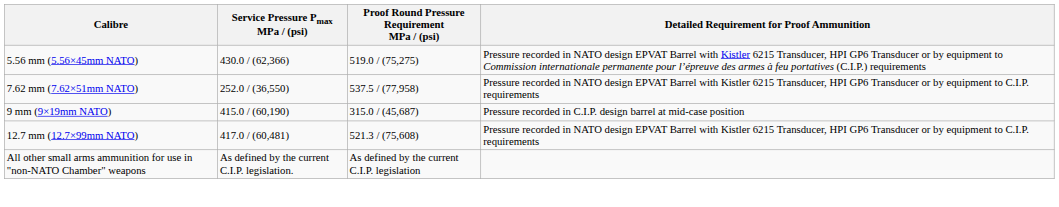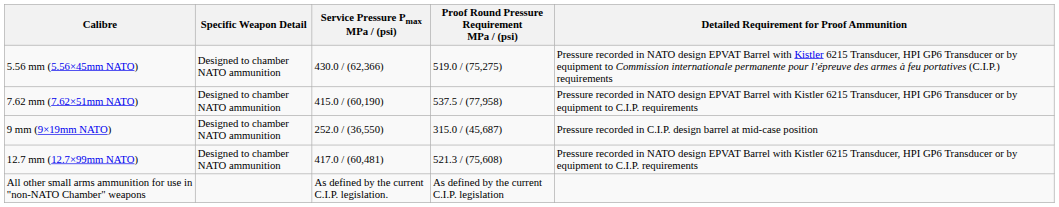+ column: (254, 25)
(254, 89) 252.0 / (36,550) -> (349, 101) 415.0 / (60,190)
(254, 112) 415.0 / (60,190) -> (349, 130) 252.0 / (36,550)
